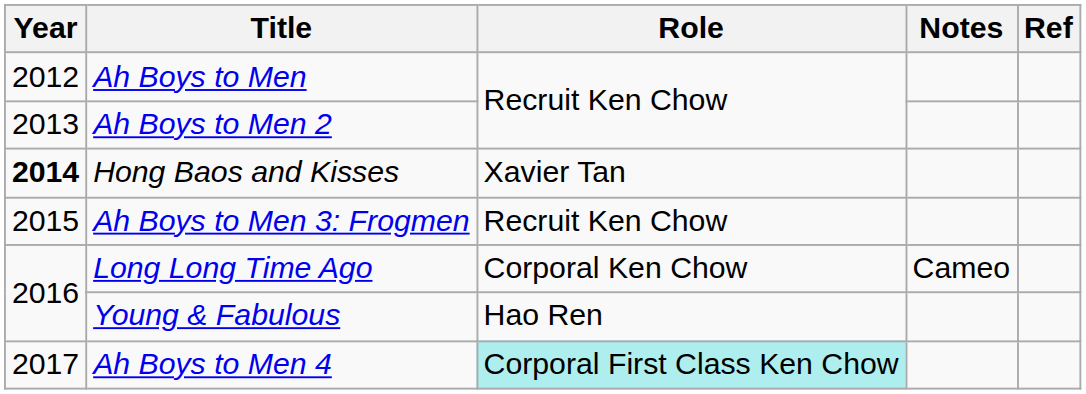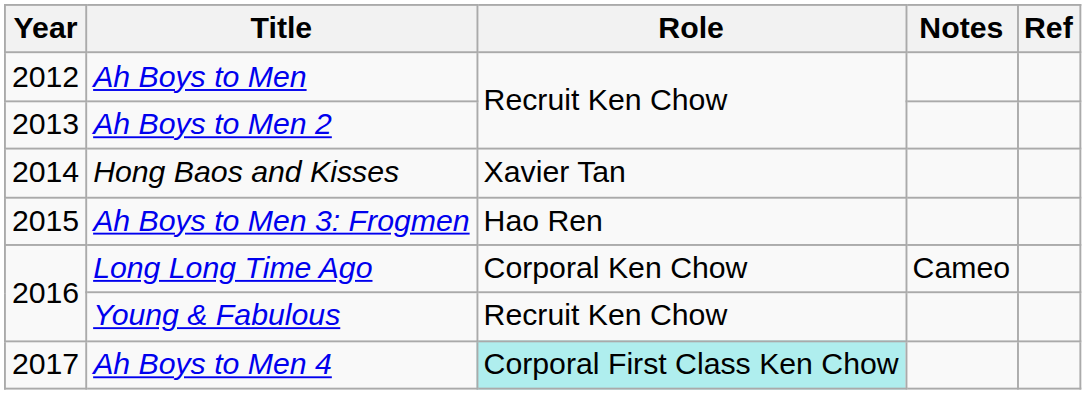(46, 172) bold -> (46, 172) normal
(605, 220) Recruit Ken Chow -> (543, 220) Hao Ren
(543, 316) Hao Ren -> (605, 316) Recruit Ken Chow
